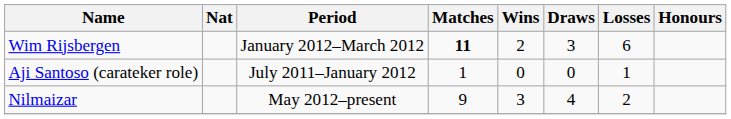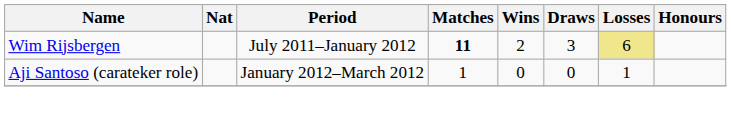(332, 45) January 2012–March 2012 -> (332, 45) July 2011–January 2012
(627, 45) no background -> (627, 45) khaki background
(332, 72) July 2011–January 2012 -> (332, 72) January 2012–March 2012
- row: (43, 99)
